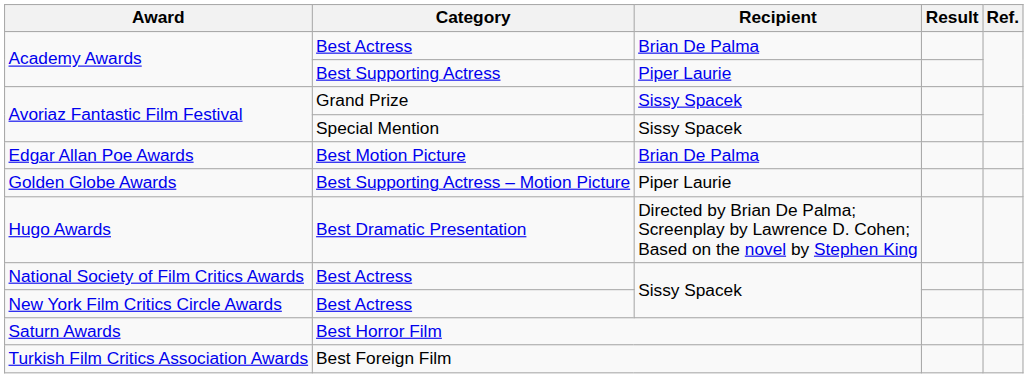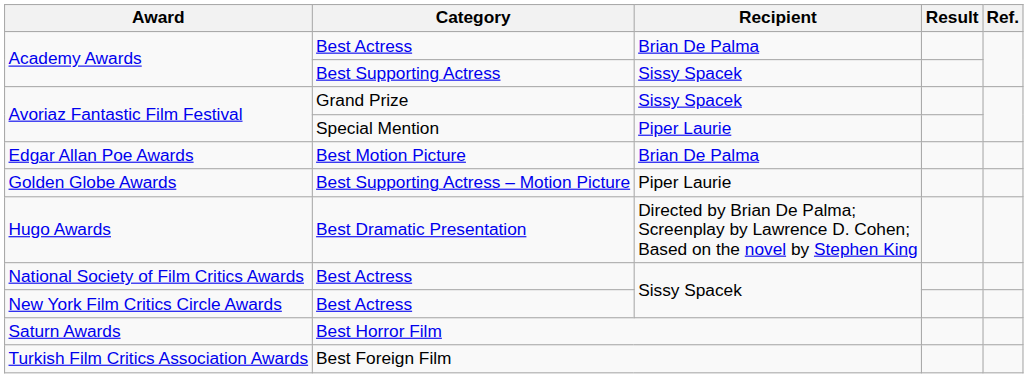(685, 73) Piper Laurie -> (690, 73) Sissy Spacek
(690, 127) Sissy Spacek -> (685, 127) Piper Laurie
